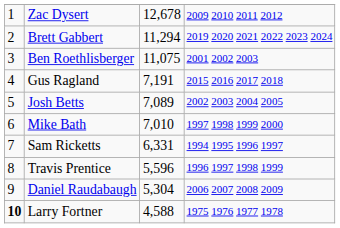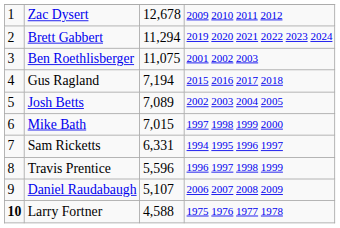(158, 80) 7,191 -> (158, 80) 7,194
(158, 124) 7,010 -> (158, 124) 7,015
(158, 189) 5,304 -> (158, 189) 5,107
